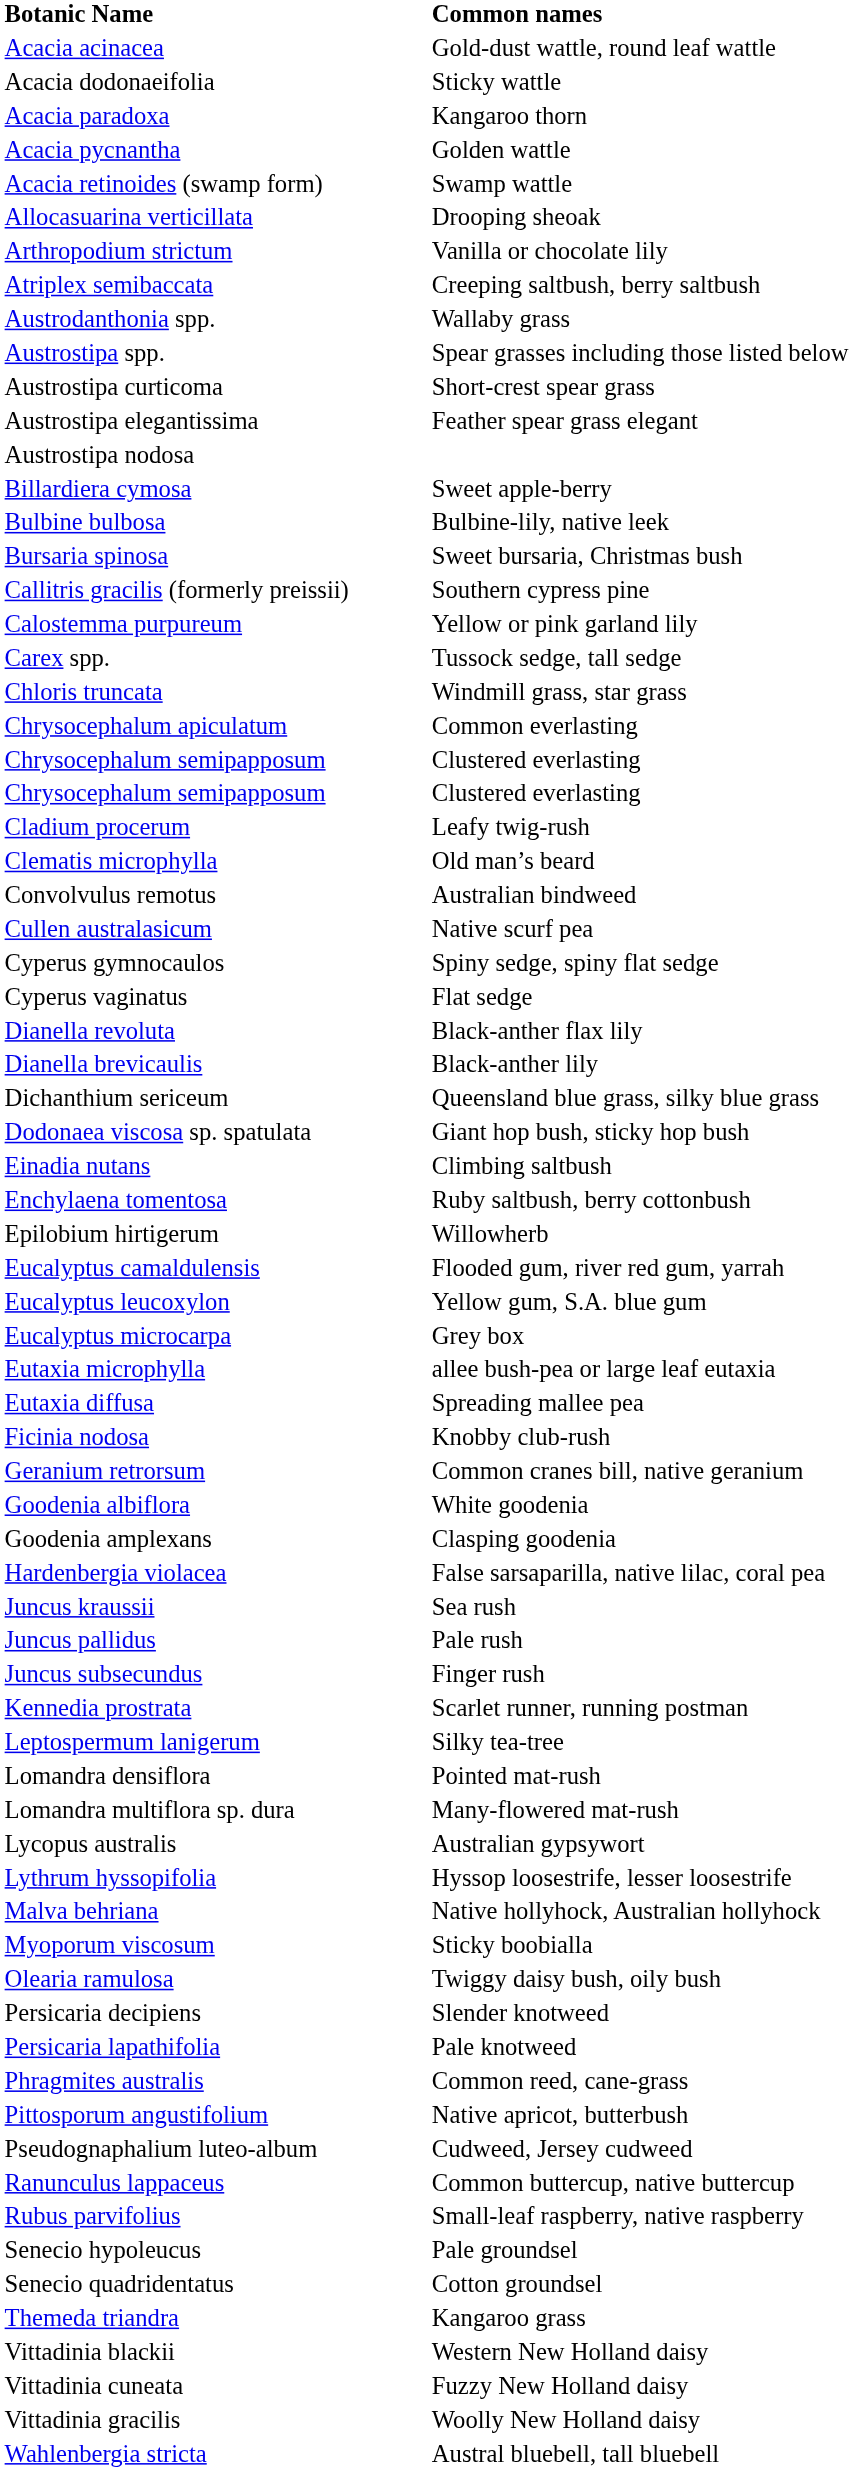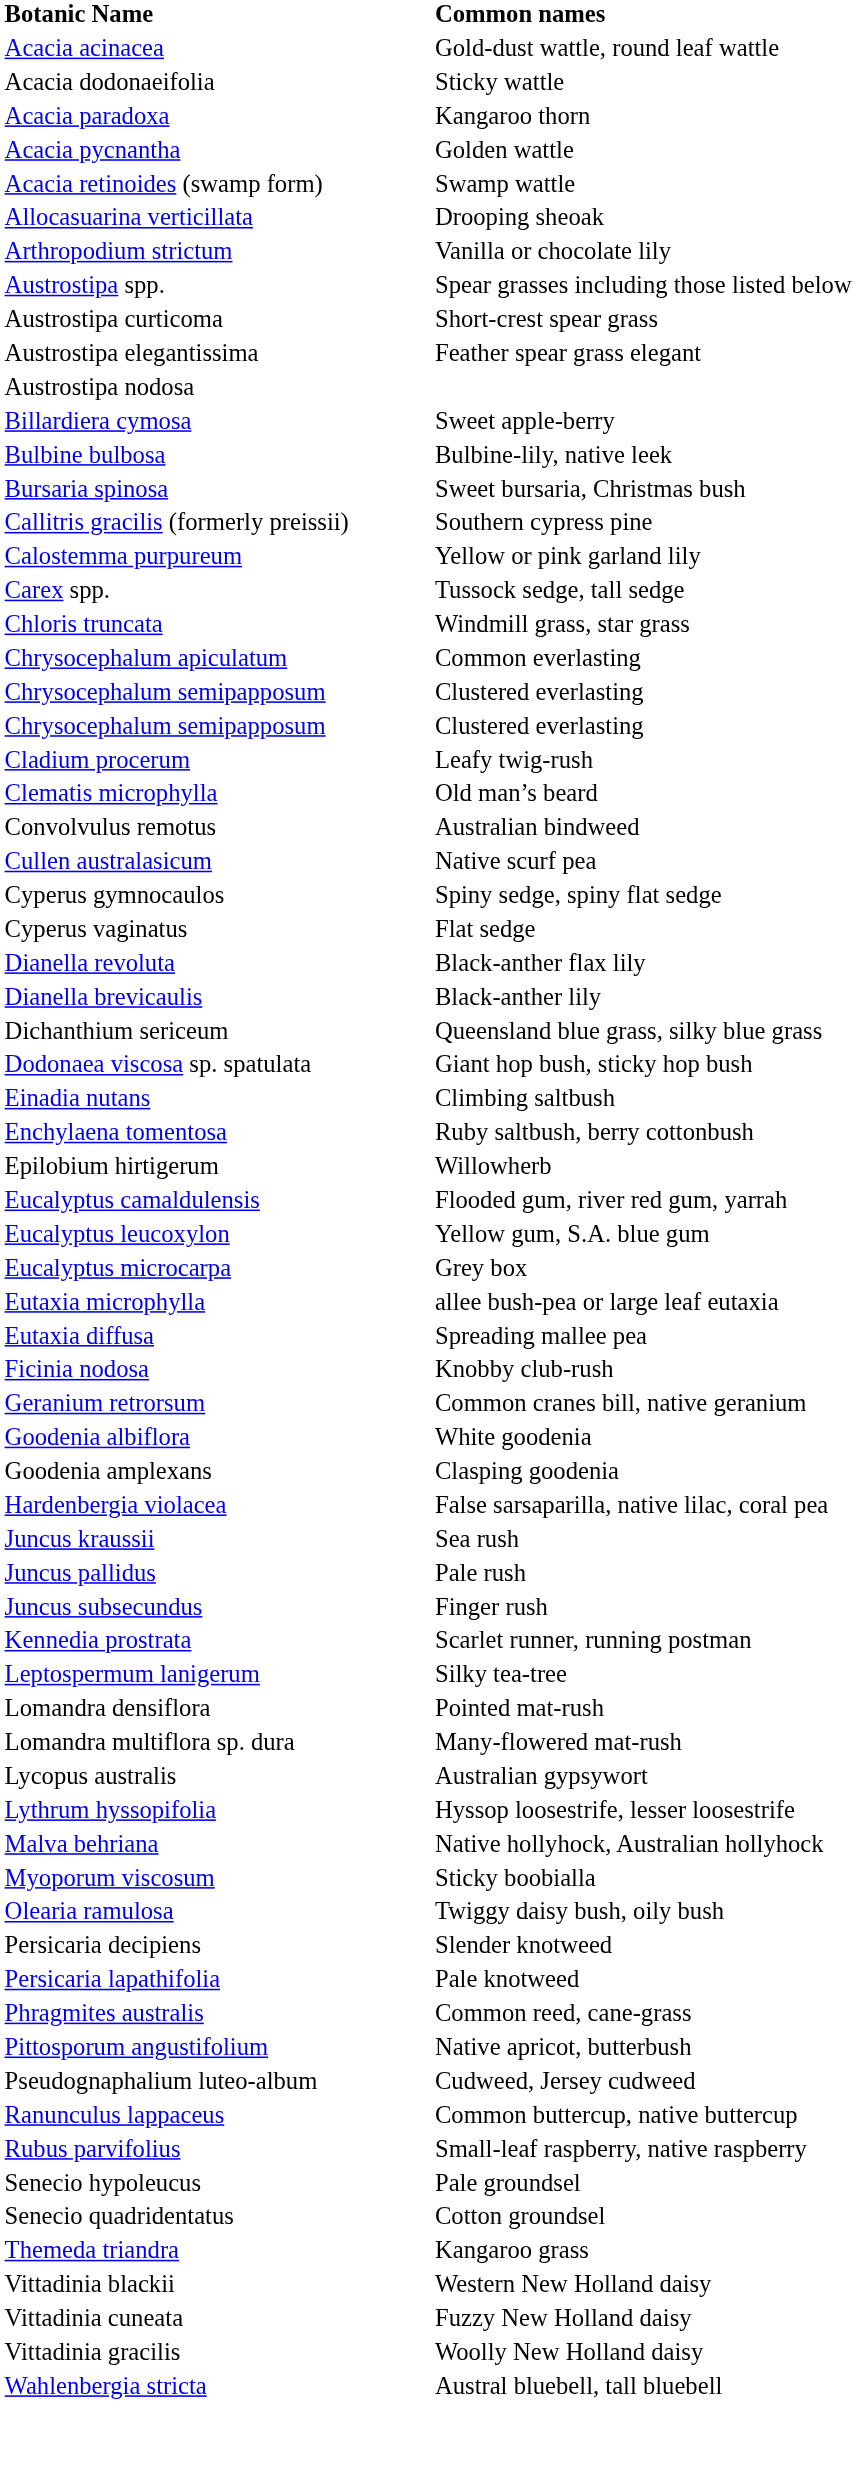- row: (109, 285)
- row: (110, 319)
